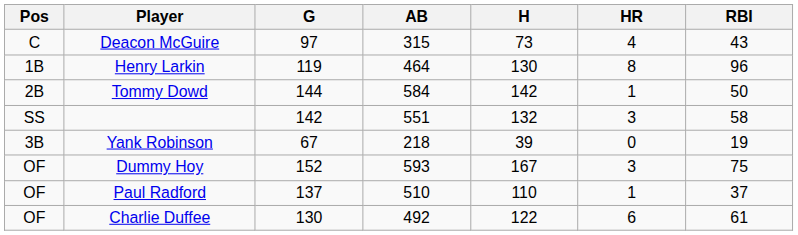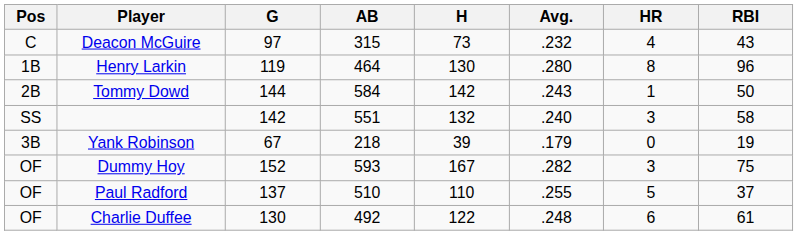+ column: (556, 17)
(632, 192) 1 -> (651, 192) 5
